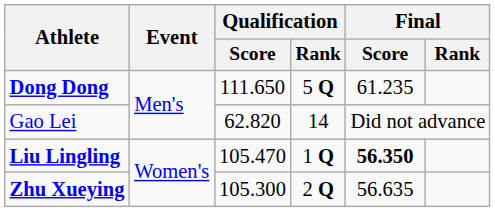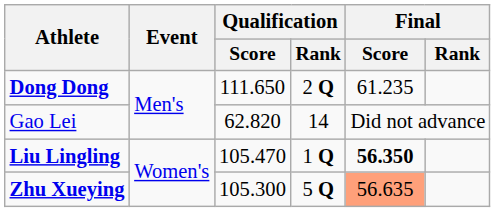(318, 87) 5 Q -> (318, 87) 2 Q
(318, 189) 2 Q -> (318, 189) 5 Q
(385, 189) no background -> (385, 189) lightsalmon background
